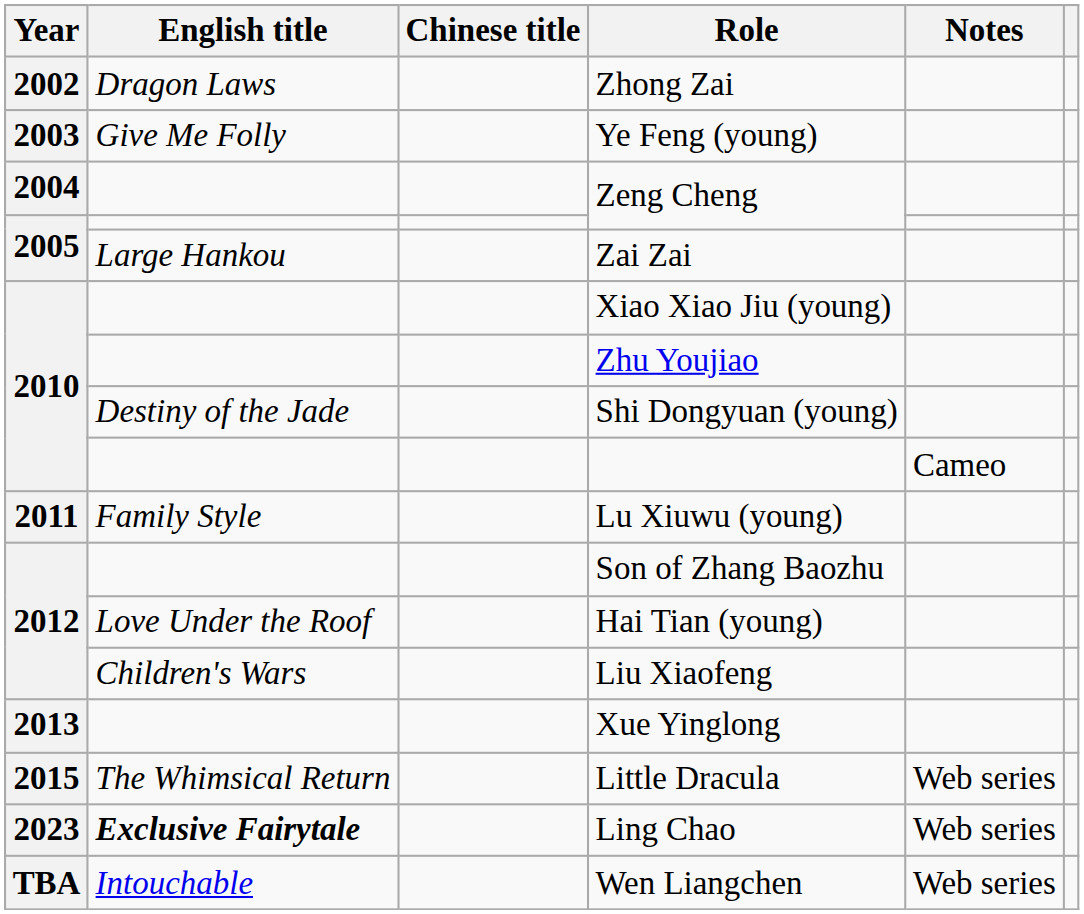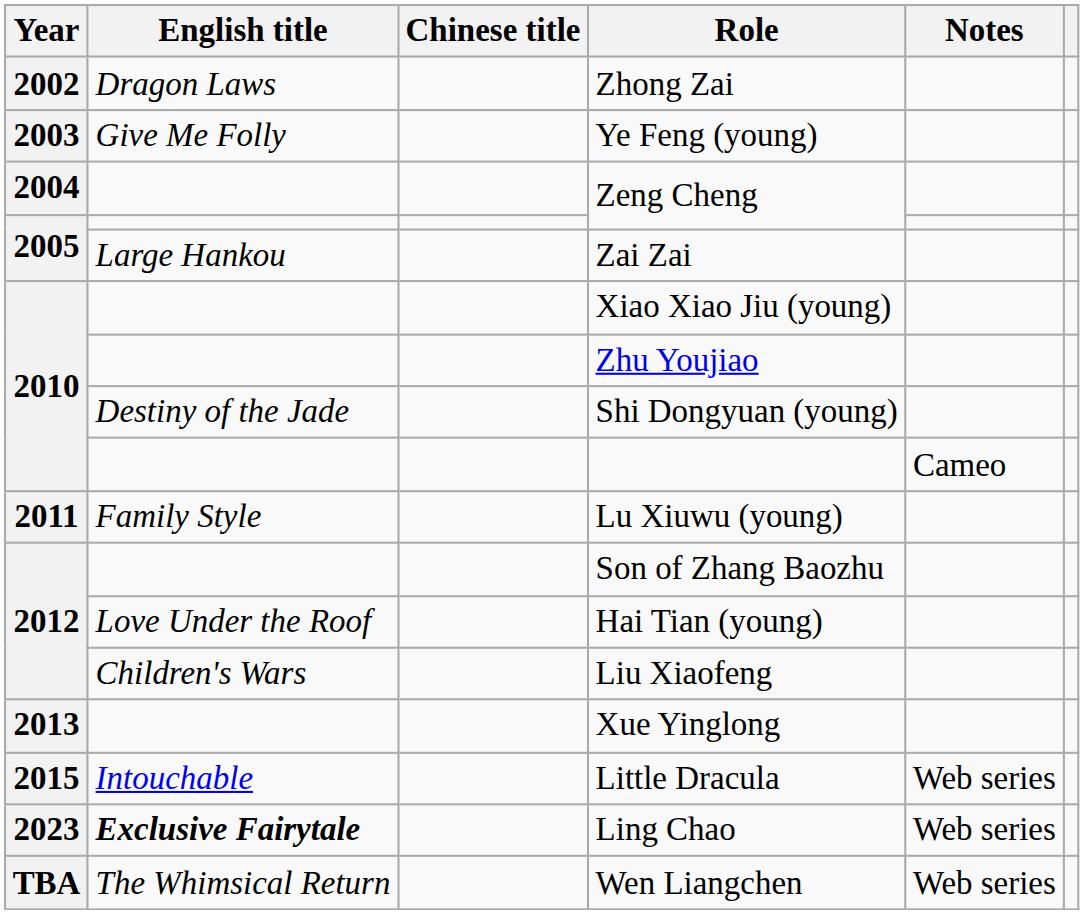(243, 777) The Whimsical Return -> (174, 777) Intouchable
(174, 882) Intouchable -> (243, 882) The Whimsical Return
